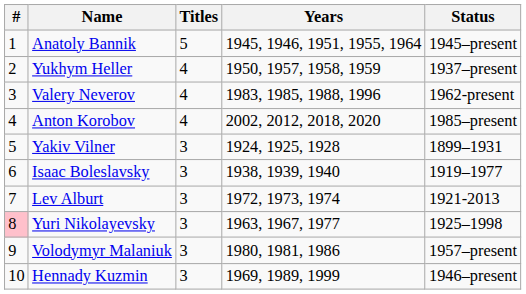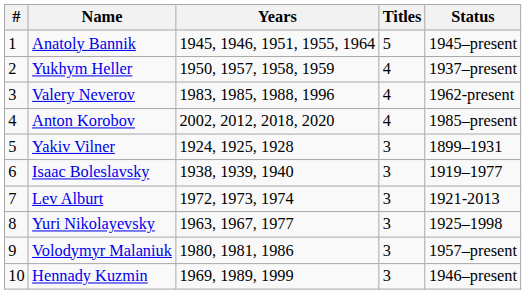columns swapped: (199, 17) <-> (324, 17)
(12, 224) pink background -> (12, 224) no background
